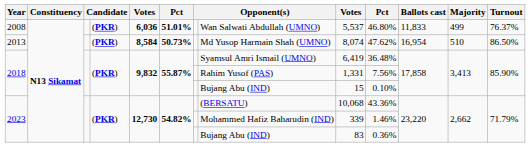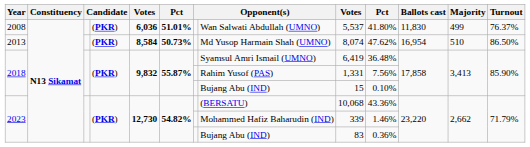(382, 27) 46.80% -> (382, 27) 41.80%
(413, 27) 11,833 -> (413, 27) 11,830
